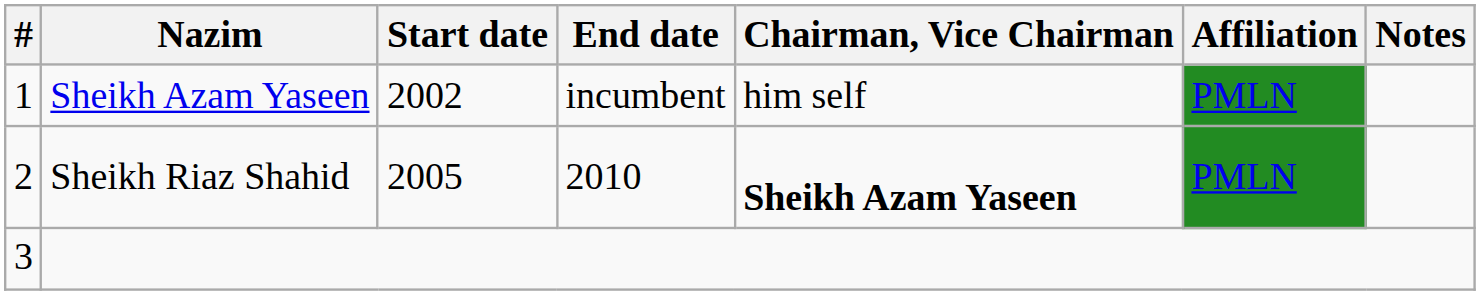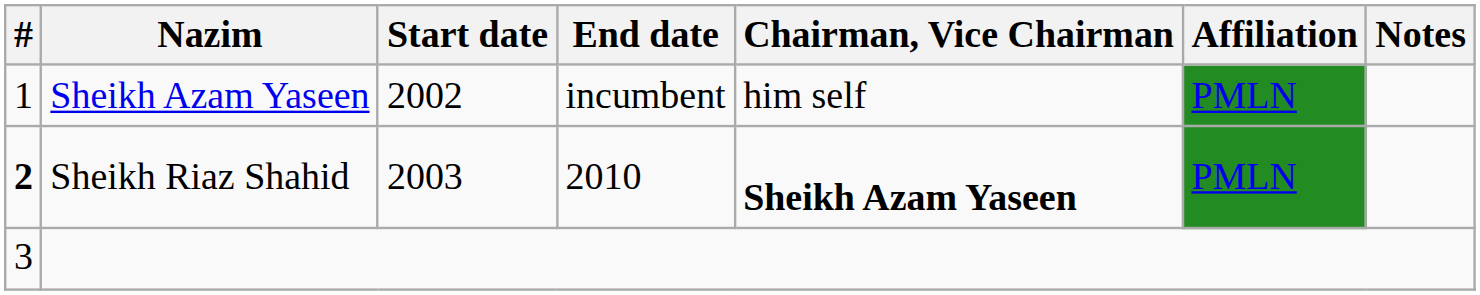(23, 176) normal -> (23, 176) bold
(425, 176) 2005 -> (425, 176) 2003
